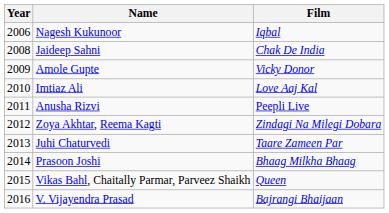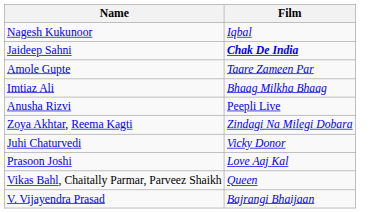- column: (19, 13)
(290, 50) normal -> (263, 50) bold
(285, 69) Vicky Donor -> (270, 69) Taare Zameen Par
(286, 87) Love Aaj Kal -> (277, 87) Bhaag Milkha Bhaag
(299, 143) Taare Zameen Par -> (256, 143) Vicky Donor
(306, 161) Bhaag Milkha Bhaag -> (258, 161) Love Aaj Kal
